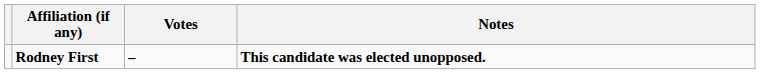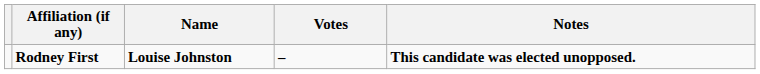+ column: (200, 24)
